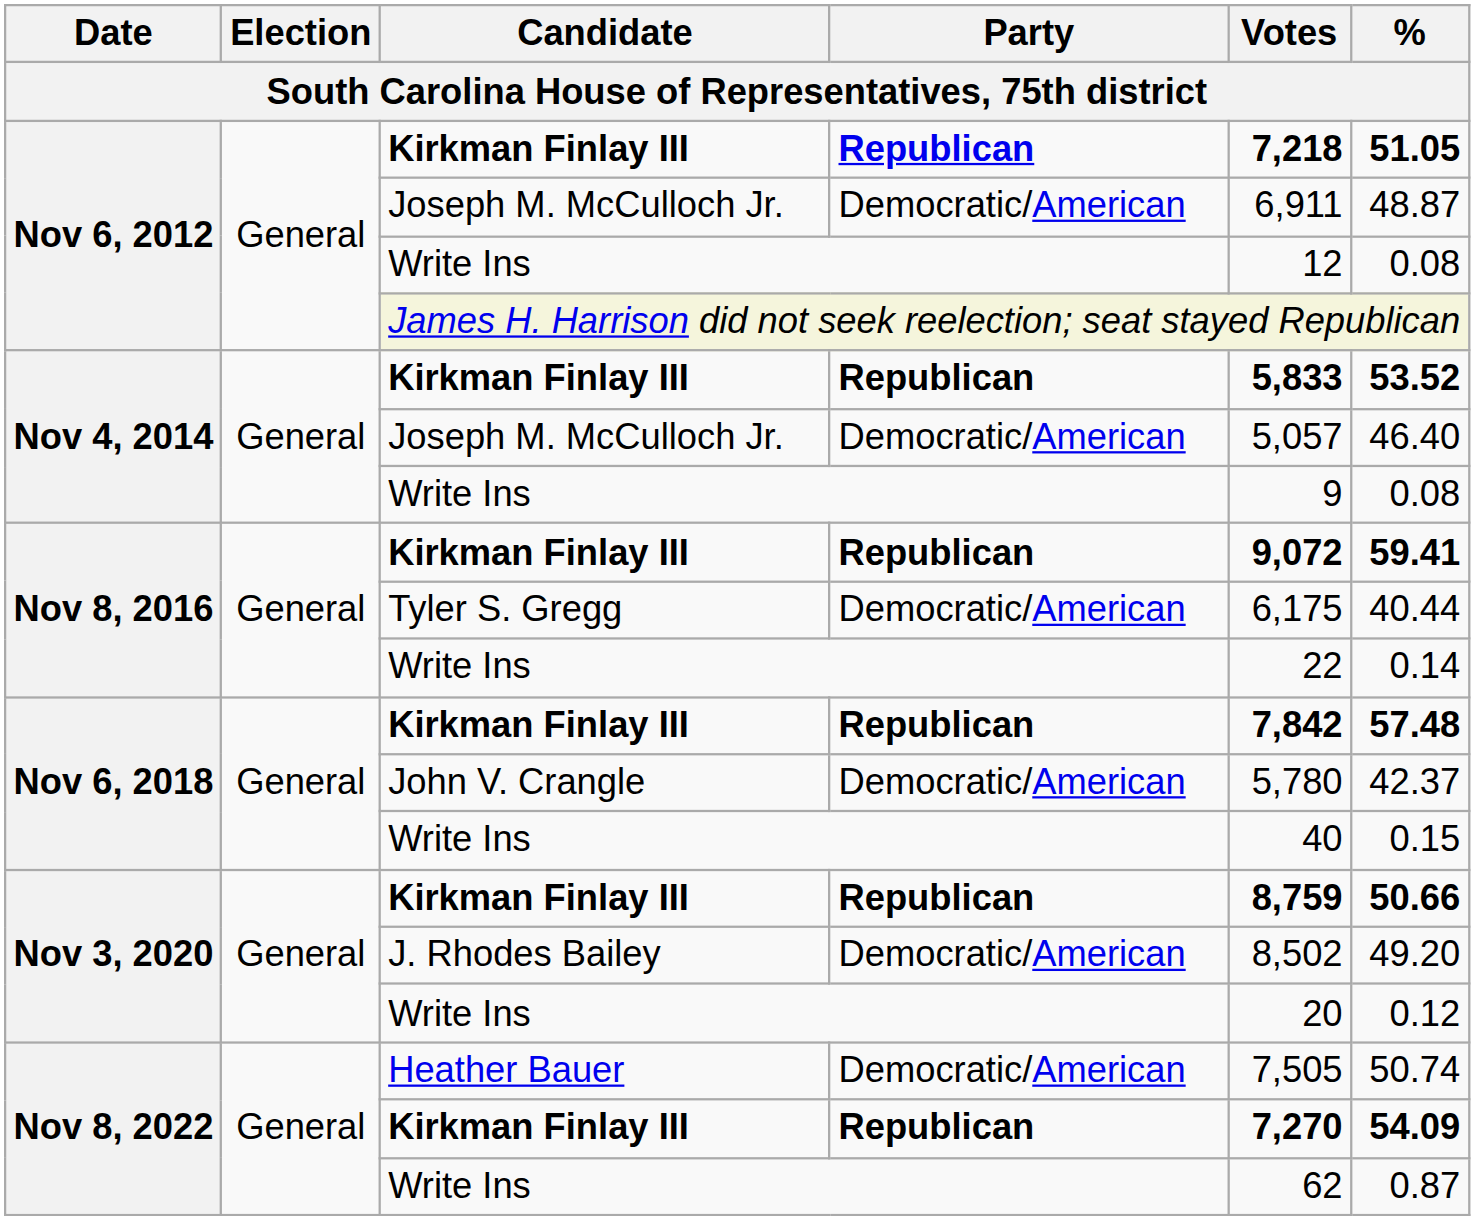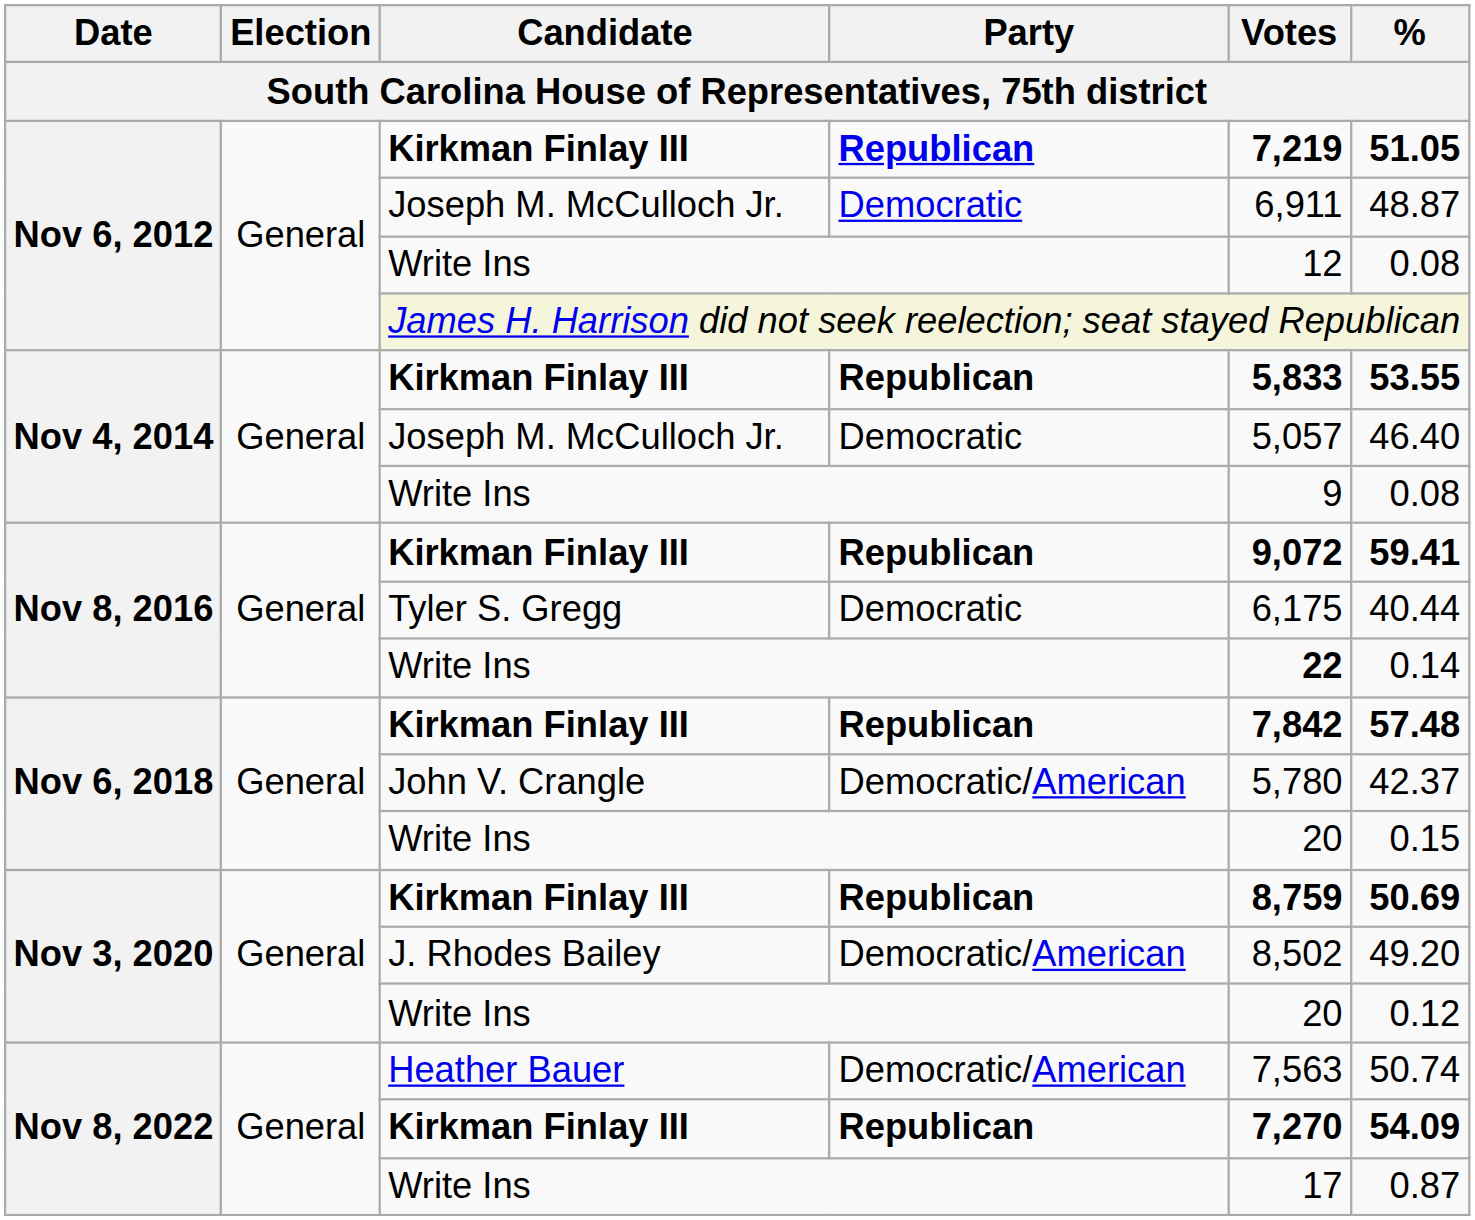(1297, 148) 7,218 -> (1297, 148) 7,219
(1012, 206) Democratic/American -> (930, 206) Democratic
(1415, 378) 53.52 -> (1415, 378) 53.55
(1012, 436) Democratic/American -> (930, 436) Democratic
(1012, 609) Democratic/American -> (930, 609) Democratic
(1322, 666) normal -> (1322, 666) bold
(1322, 839) 40 -> (1322, 839) 20
(1415, 897) 50.66 -> (1415, 897) 50.69
(1297, 1070) 7,505 -> (1297, 1070) 7,563
(1322, 1185) 62 -> (1322, 1185) 17
